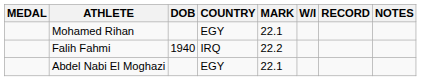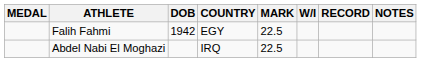- row: (93, 31)
(183, 48) 1940 -> (183, 31) 1942
(210, 48) IRQ -> (212, 31) EGY
(271, 48) 22.2 -> (271, 31) 22.5
(212, 66) EGY -> (210, 48) IRQ
(271, 66) 22.1 -> (271, 48) 22.5
